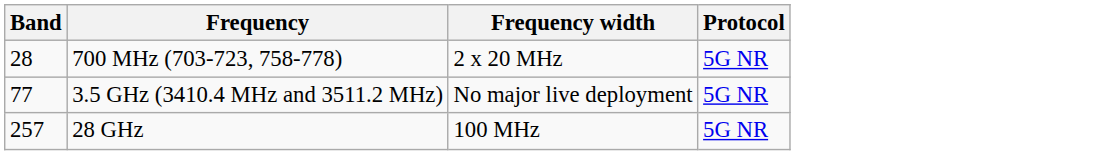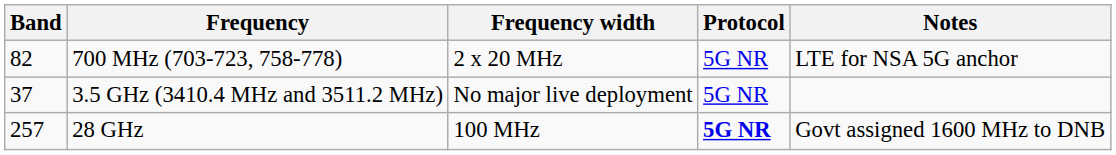+ column: (950, 22)
(21, 58) 28 -> (21, 58) 82
(21, 94) 77 -> (21, 94) 37
(736, 130) normal -> (737, 130) bold
